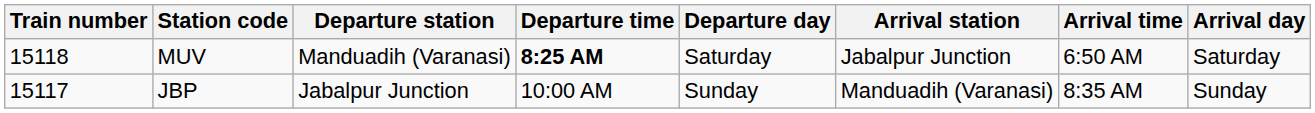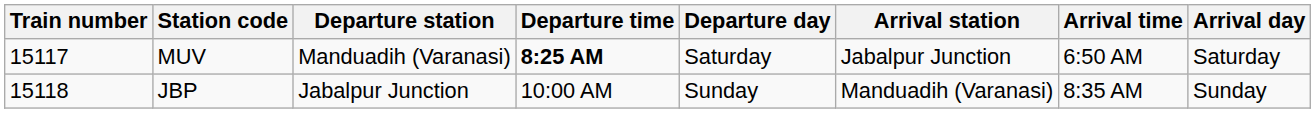(39, 56) 15118 -> (39, 56) 15117
(39, 90) 15117 -> (39, 90) 15118
